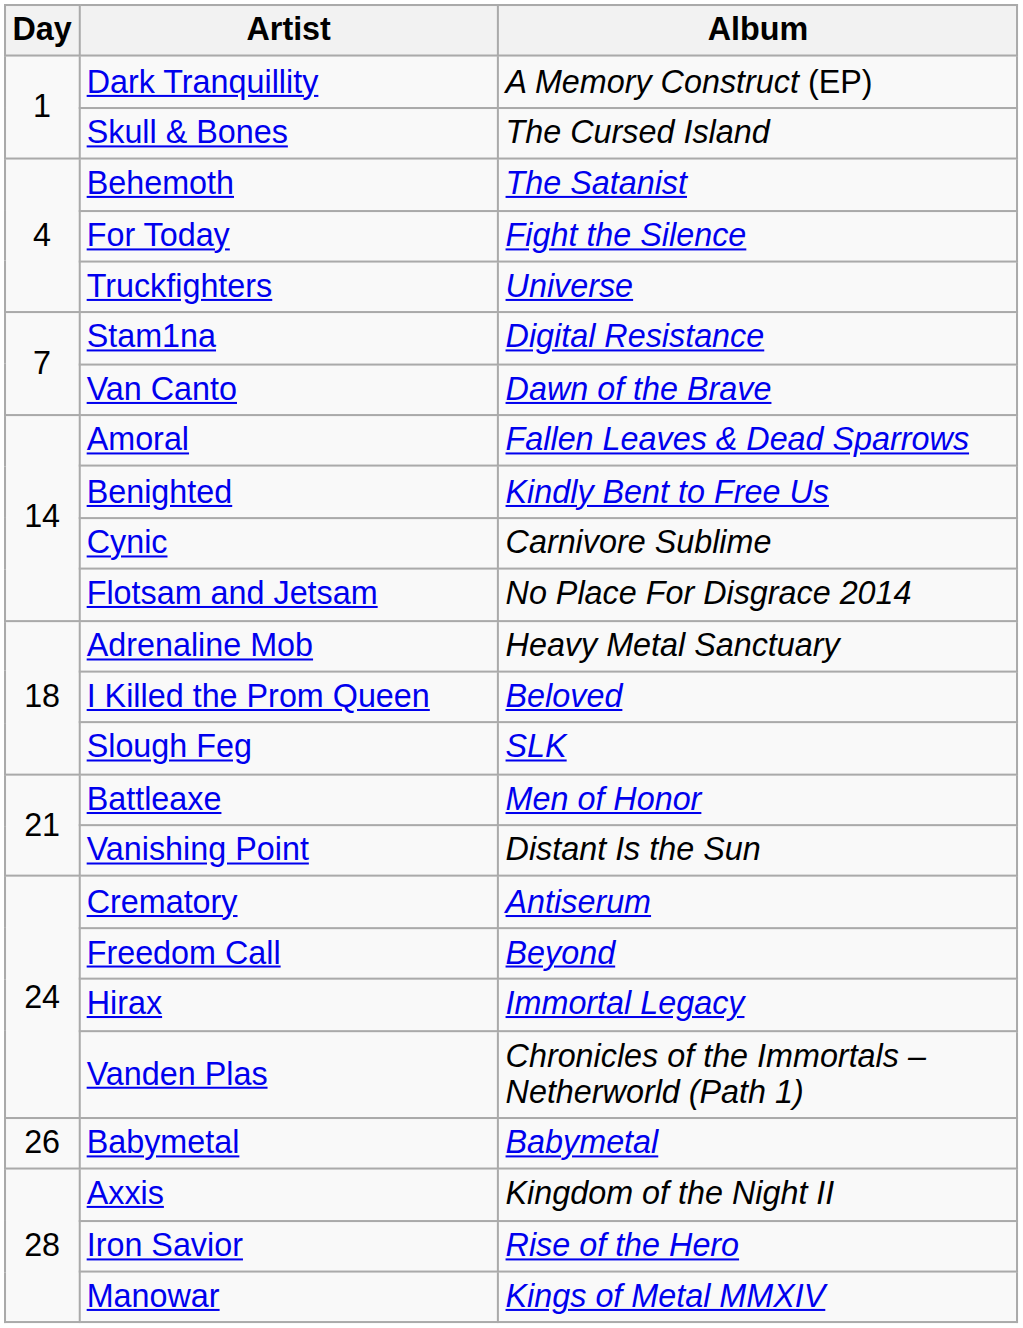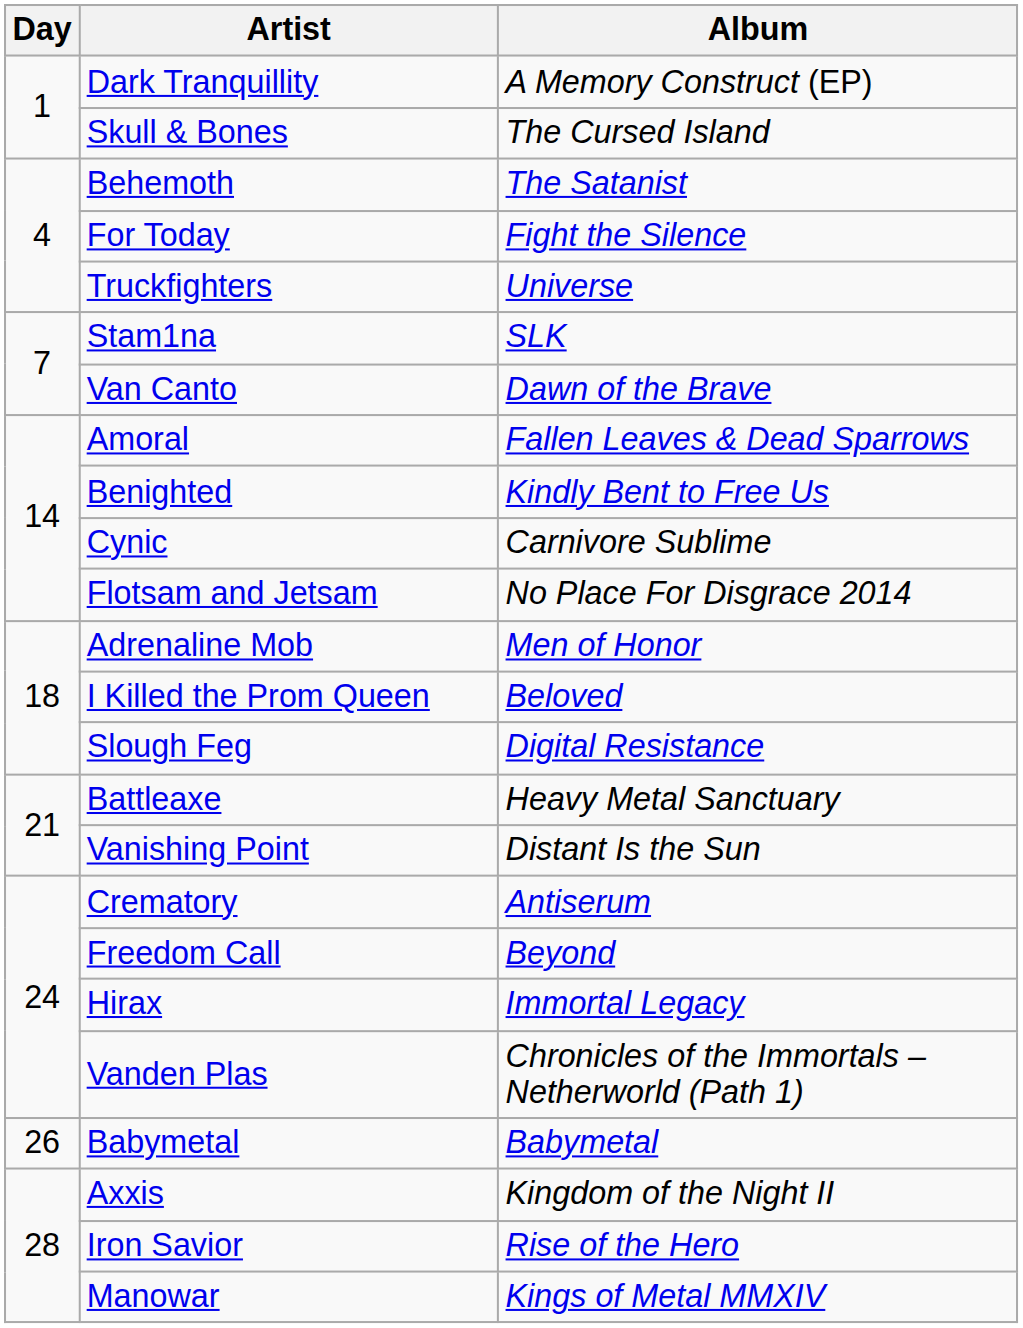(635, 337) Digital Resistance -> (536, 337) SLK
(673, 645) Heavy Metal Sanctuary -> (603, 645) Men of Honor
(536, 747) SLK -> (635, 747) Digital Resistance
(603, 798) Men of Honor -> (673, 798) Heavy Metal Sanctuary
